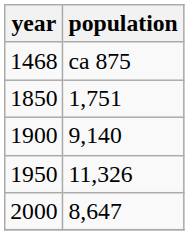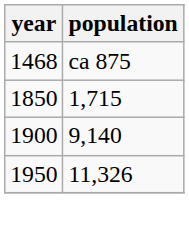(95, 98) 1,751 -> (95, 98) 1,715
- row: (34, 211)
